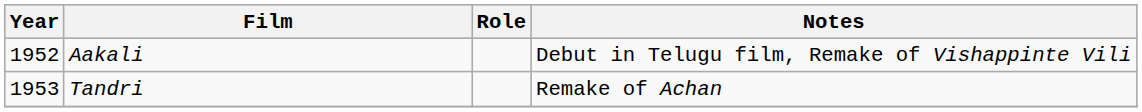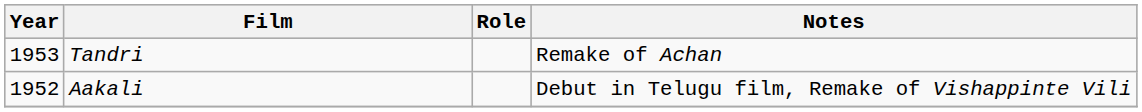rows swapped: (106, 55) <-> (106, 89)
